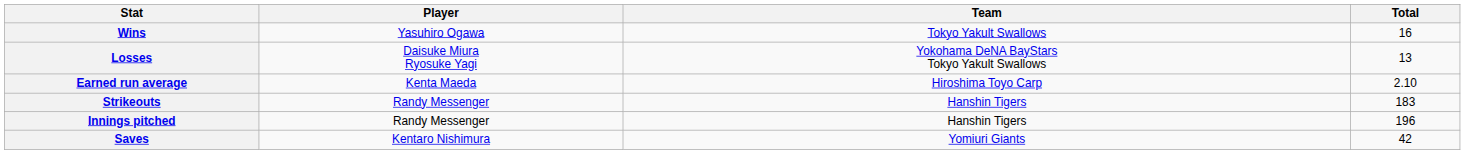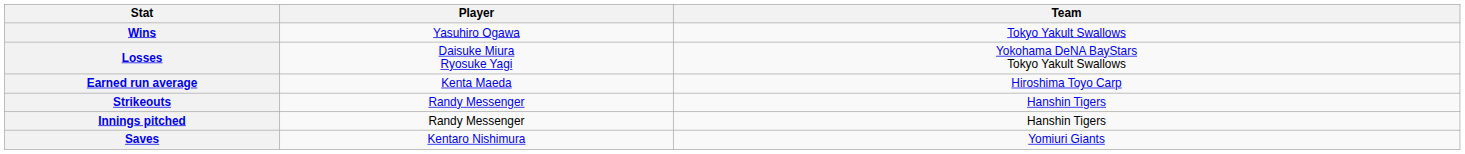- column: (1405, 13)
